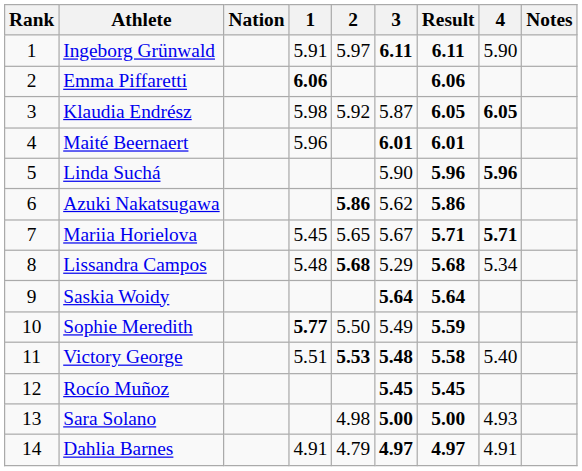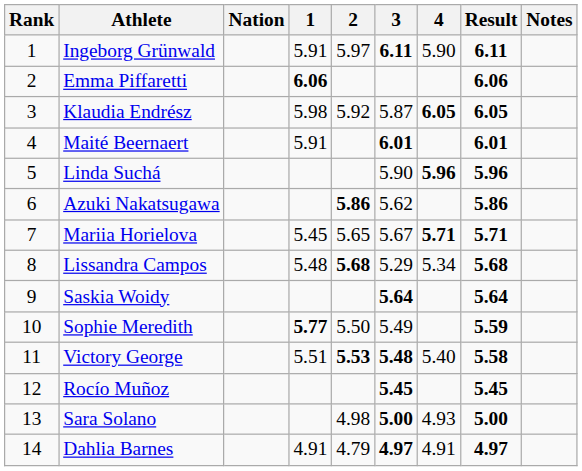columns swapped: (500, 19) <-> (448, 19)
(310, 142) 5.96 -> (310, 142) 5.91
